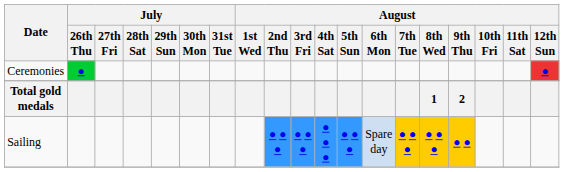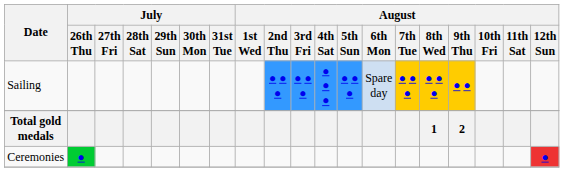rows swapped: (24, 142) <-> (36, 71)
